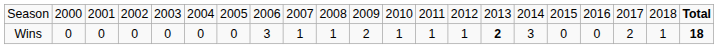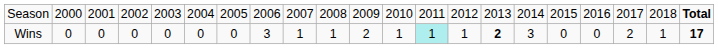(432, 33) no background -> (432, 33) paleturquoise background
(697, 33) 18 -> (697, 33) 17
